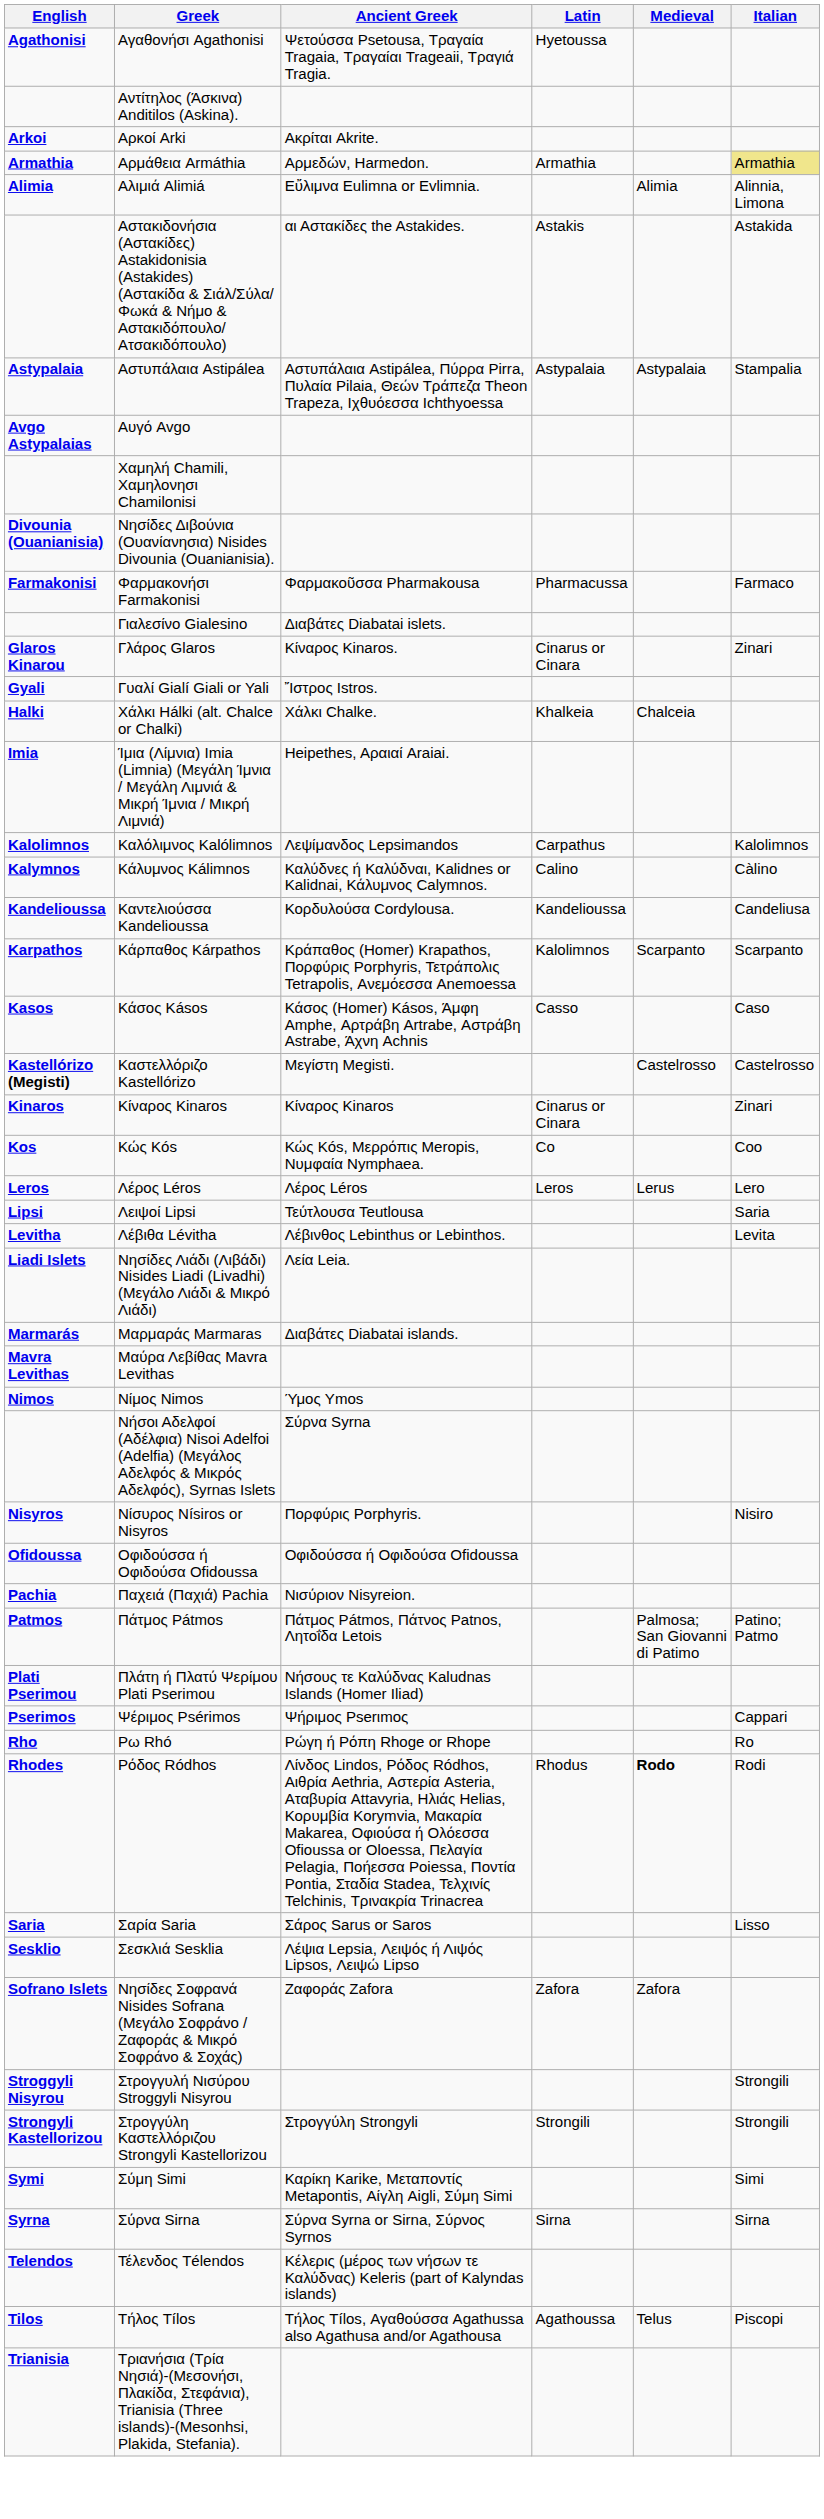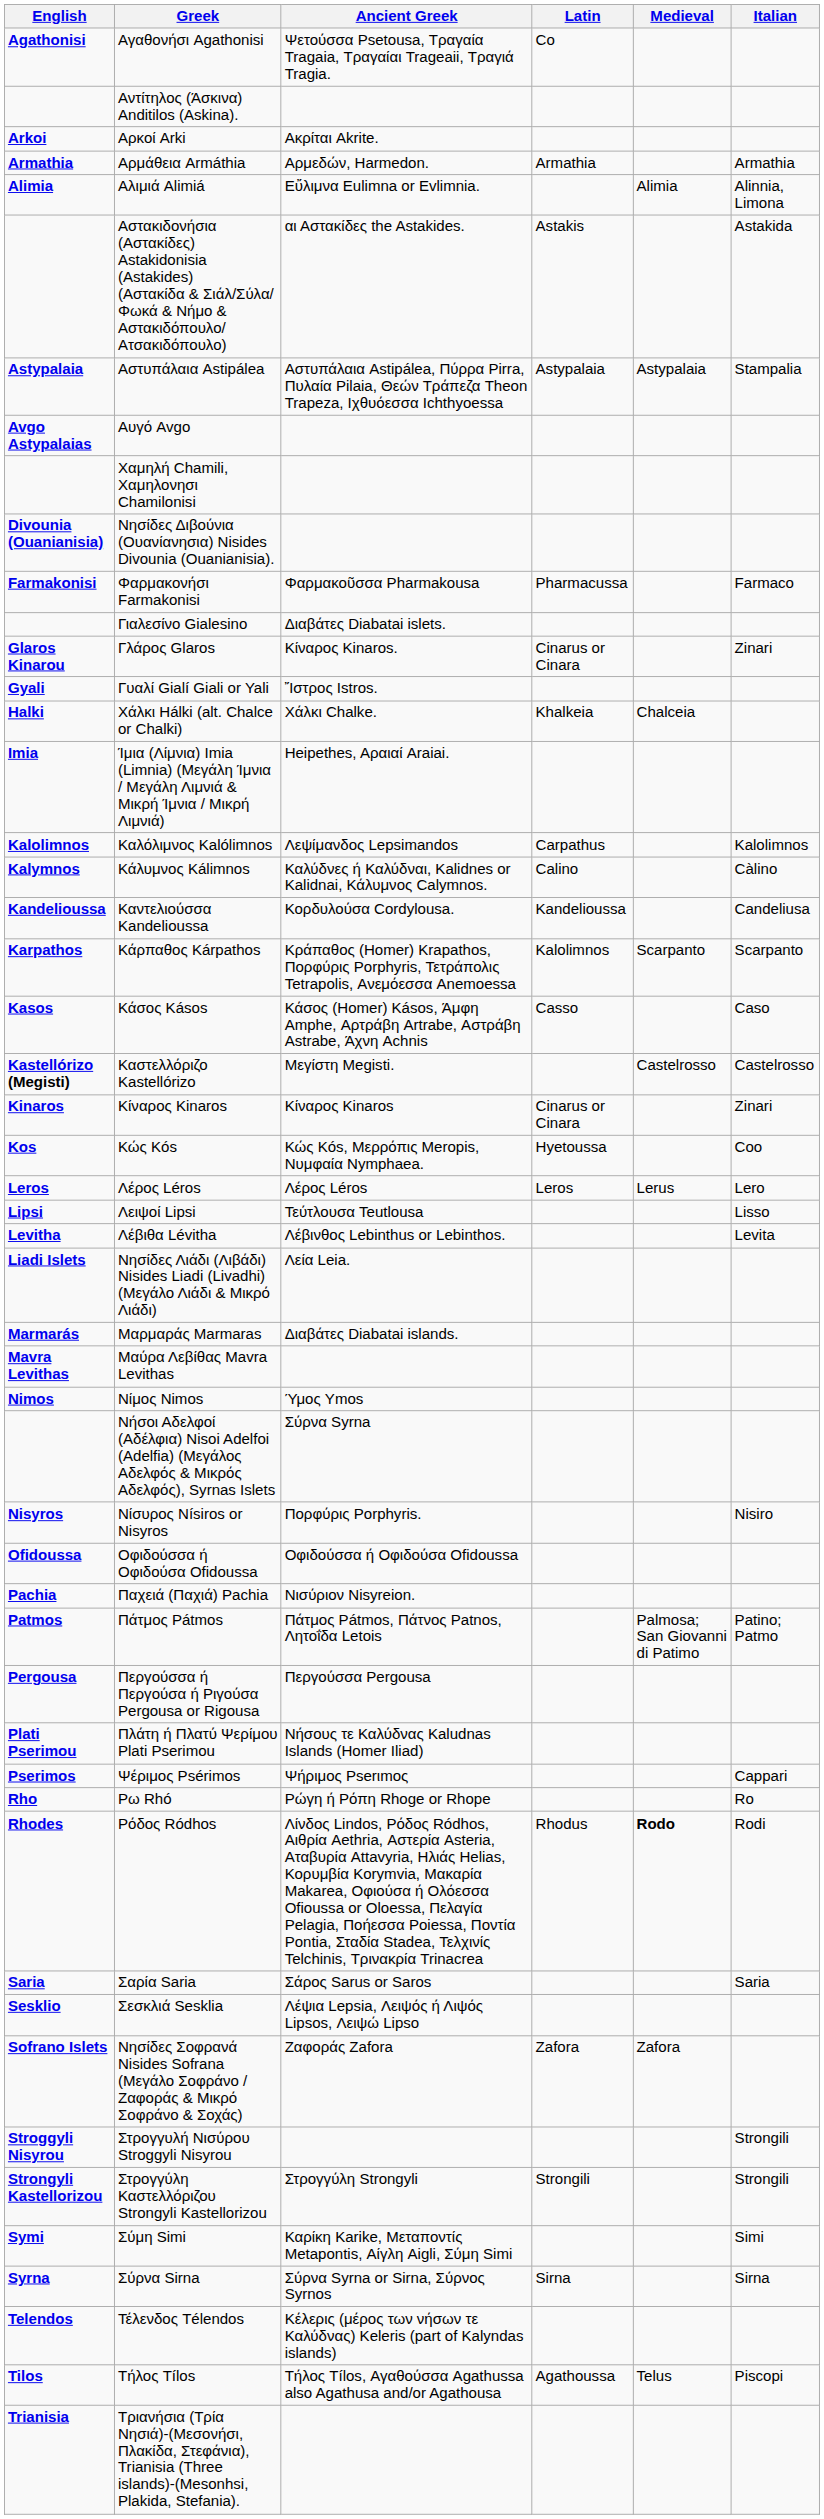(571, 40) Hyetoussa -> (545, 40) Co
(765, 162) khaki background -> (765, 162) no background
(545, 1147) Co -> (571, 1147) Hyetoussa
(752, 1211) Saria -> (752, 1211) Lisso
+ row: (189, 1694)
(752, 1924) Lisso -> (752, 1982) Saria
